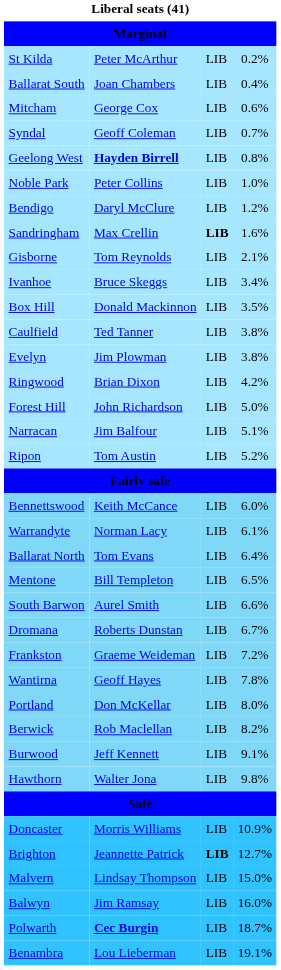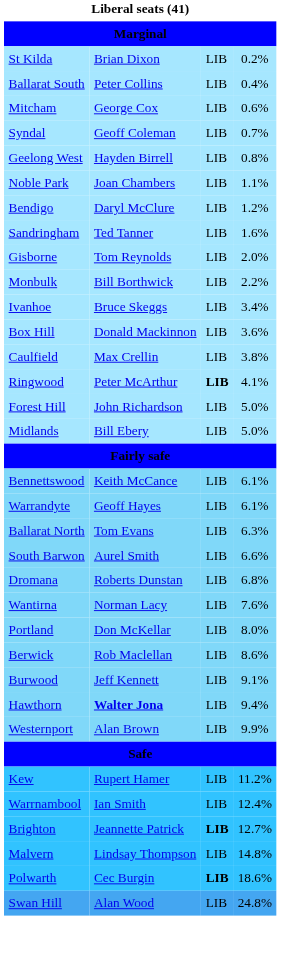(136, 58) Peter McArthur -> (127, 58) Brian Dixon
(135, 83) Joan Chambers -> (128, 83) Peter Collins
(136, 157) bold -> (133, 157) normal
(128, 182) Peter Collins -> (135, 182) Joan Chambers
(255, 182) 1.0% -> (255, 182) 1.1%
(126, 232) Max Crellin -> (124, 232) Ted Tanner
(217, 232) bold -> (216, 232) normal
(255, 257) 2.1% -> (255, 257) 2.0%
+ row: (33, 281)
(255, 306) 3.5% -> (255, 331) 3.6%
(124, 331) Ted Tanner -> (126, 356) Max Crellin
- row: (27, 356)
(127, 381) Brian Dixon -> (136, 381) Peter McArthur
(216, 381) normal -> (217, 381) bold
(255, 381) 4.2% -> (255, 381) 4.1%
+ row: (34, 431)
- row: (33, 431)
- row: (25, 455)
(255, 505) 6.0% -> (255, 480) 6.1%
(131, 530) Norman Lacy -> (127, 505) Geoff Hayes
(255, 555) 6.4% -> (255, 530) 6.3%
- row: (32, 580)
(255, 629) 6.7% -> (255, 580) 6.8%
- row: (35, 654)
(127, 679) Geoff Hayes -> (131, 604) Norman Lacy
(255, 679) 7.8% -> (255, 604) 7.6%
(255, 729) 8.2% -> (255, 654) 8.6%
(125, 778) normal -> (129, 704) bold
(255, 778) 9.8% -> (255, 704) 9.4%
+ row: (41, 729)
- row: (35, 828)
+ row: (21, 778)
+ row: (45, 803)
(255, 878) 15.0% -> (255, 853) 14.8%
- row: (29, 902)
(126, 927) bold -> (124, 878) normal
(216, 927) normal -> (217, 878) bold
(255, 927) 18.7% -> (255, 878) 18.6%
- row: (36, 952)
+ row: (35, 902)
